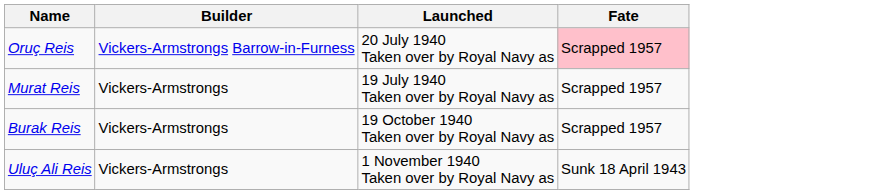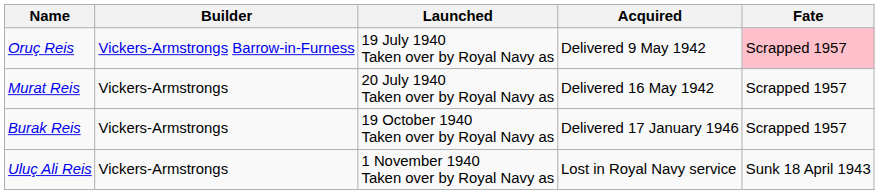+ column: (650, 16)
(458, 48) 20 July 1940 Taken over by Royal Navy as -> (458, 48) 19 July 1940 Taken over by Royal Navy as
(458, 88) 19 July 1940 Taken over by Royal Navy as -> (458, 88) 20 July 1940 Taken over by Royal Navy as
